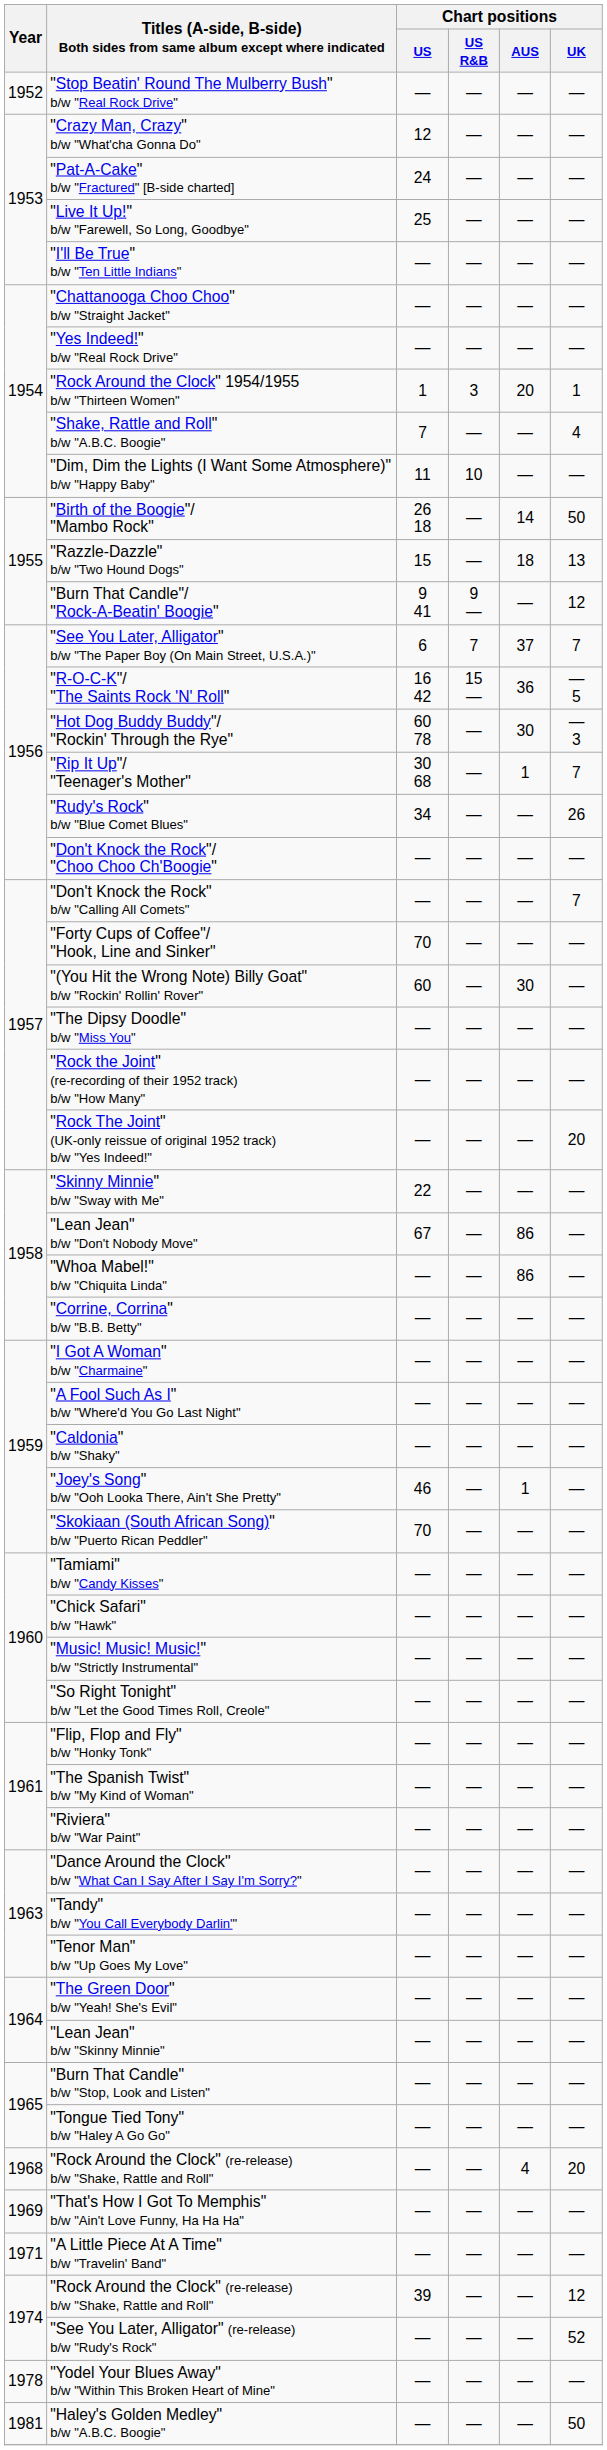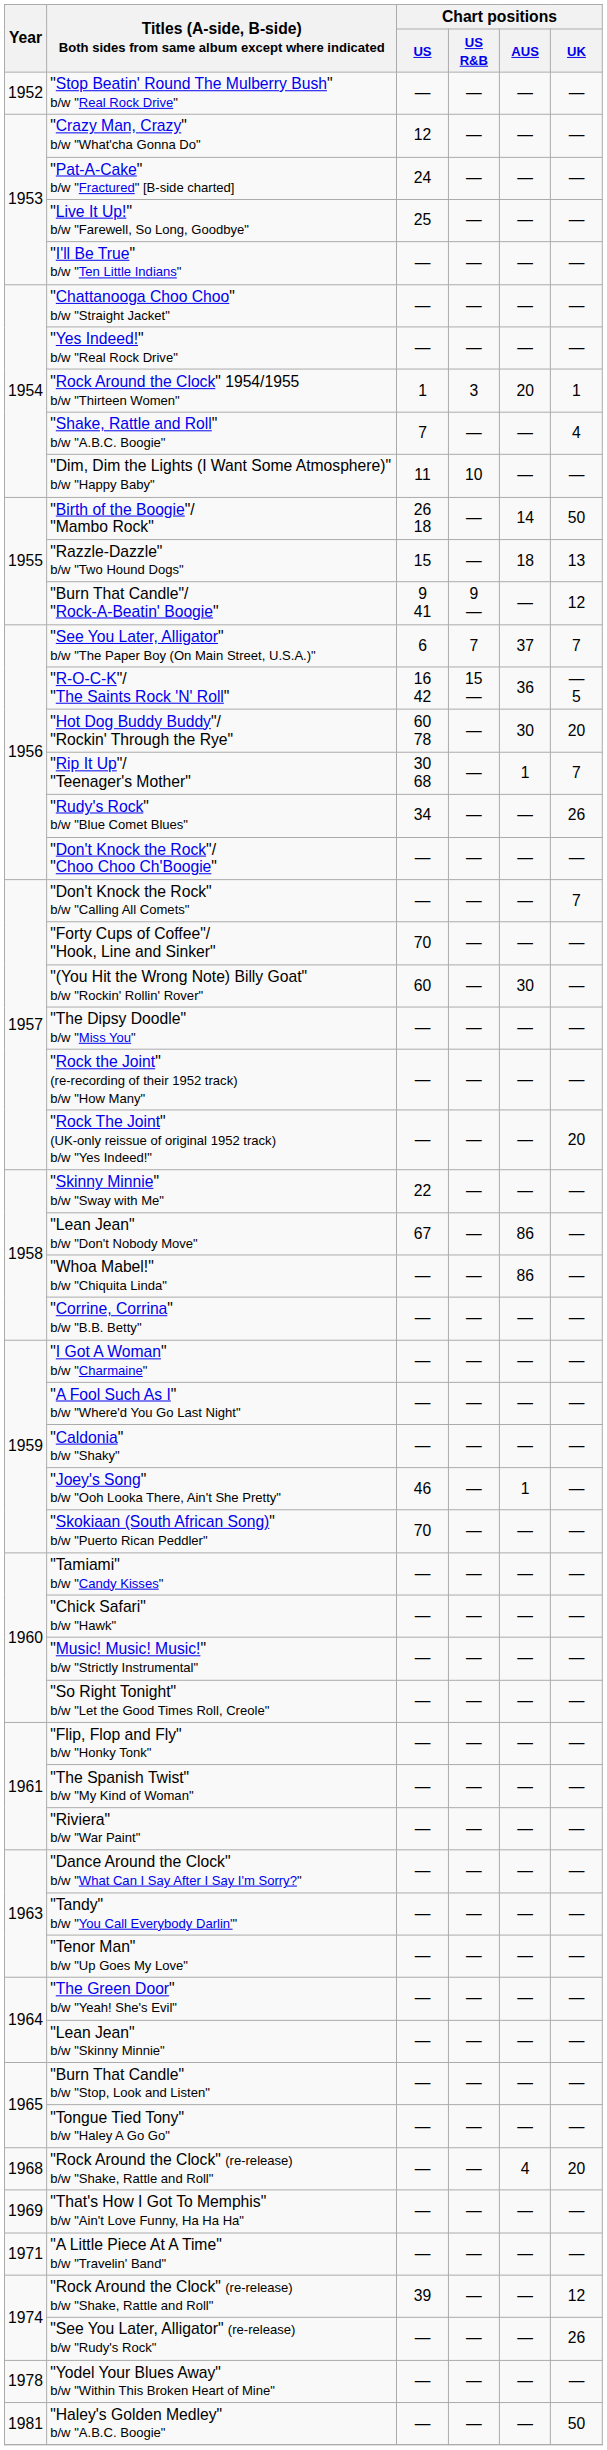(576, 730) — 3 -> (576, 730) 20
(576, 2338) 52 -> (576, 2338) 26
